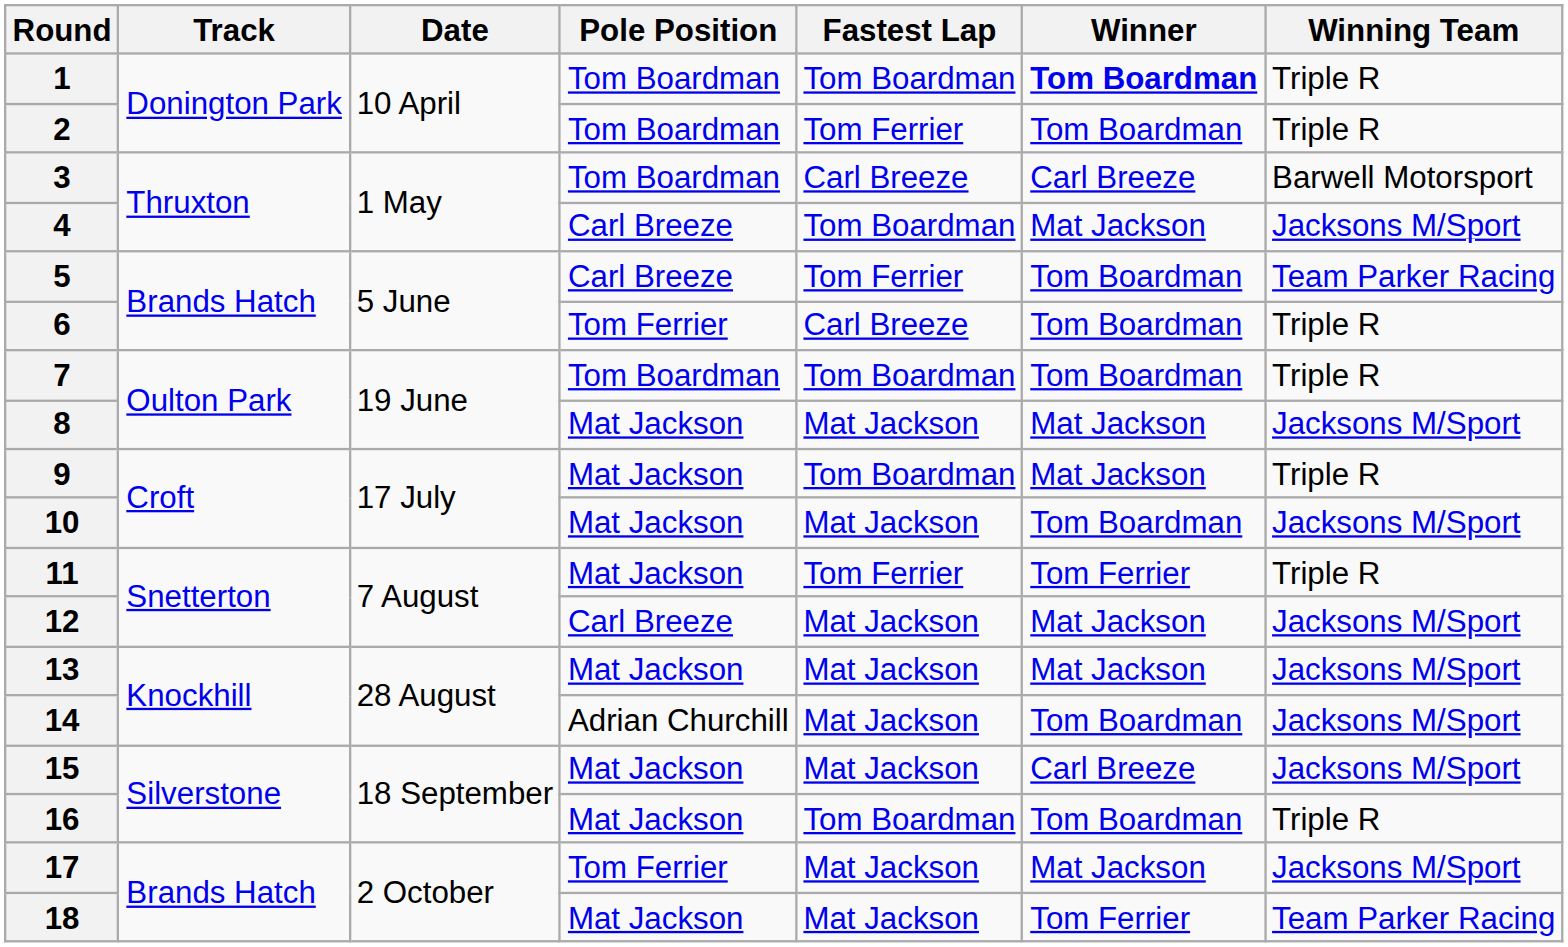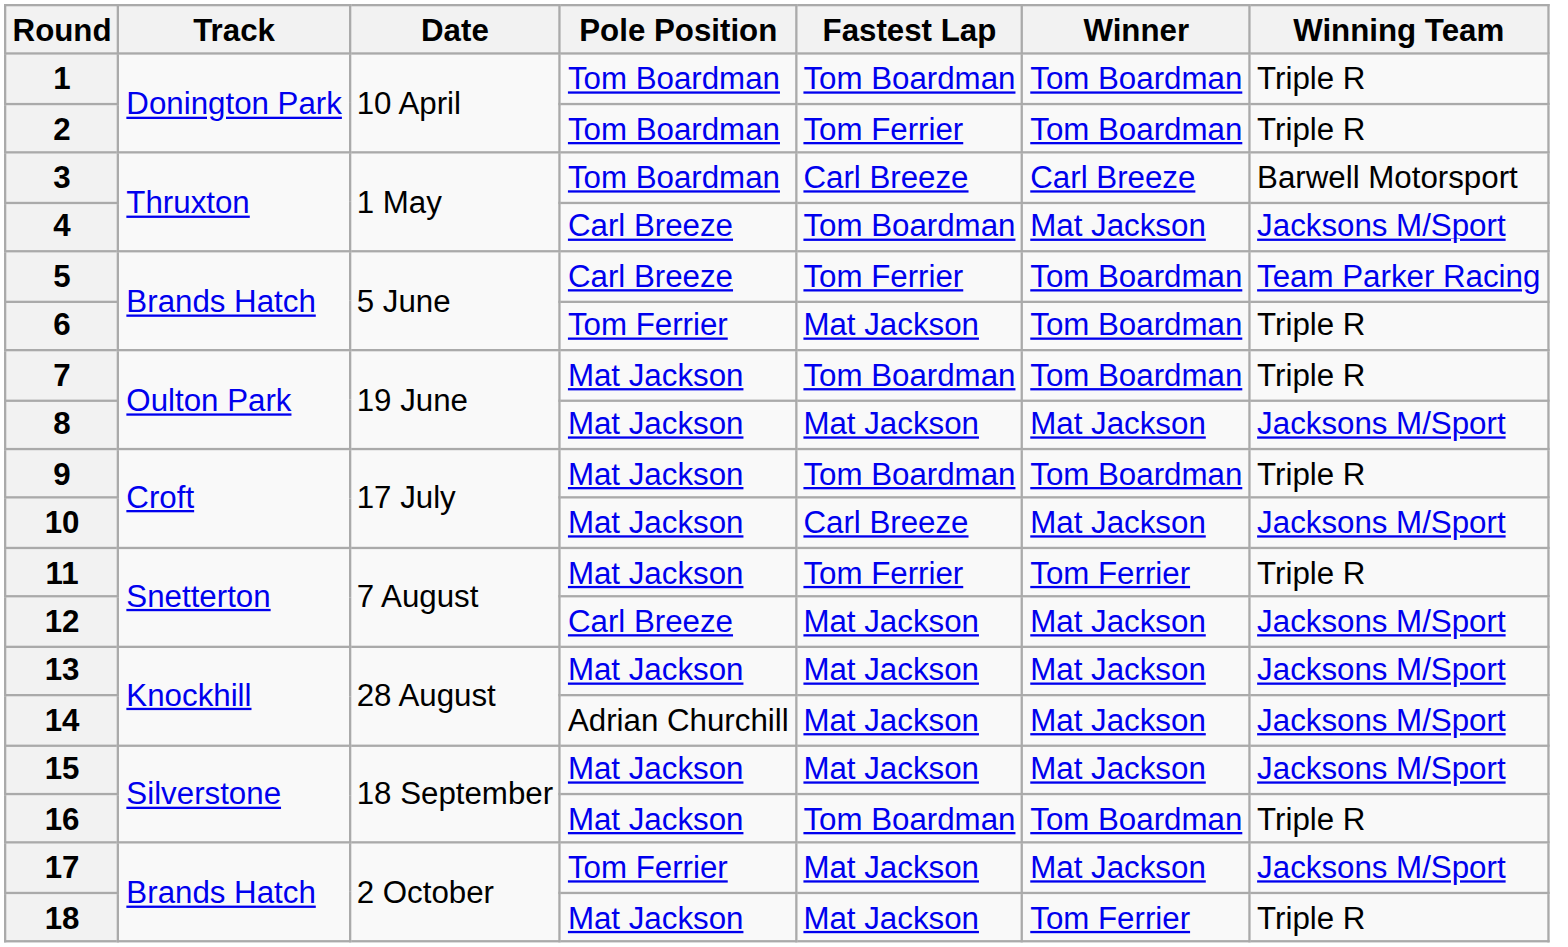(1144, 79) bold -> (1136, 79) normal
(886, 325) Carl Breeze -> (891, 325) Mat Jackson
(674, 375) Tom Boardman -> (656, 375) Mat Jackson
(1118, 473) Mat Jackson -> (1136, 473) Tom Boardman
(891, 522) Mat Jackson -> (886, 522) Carl Breeze
(1136, 522) Tom Boardman -> (1118, 522) Mat Jackson
(1136, 720) Tom Boardman -> (1118, 720) Mat Jackson
(1113, 769) Carl Breeze -> (1118, 769) Mat Jackson
(1414, 917) Team Parker Racing -> (1311, 917) Triple R
